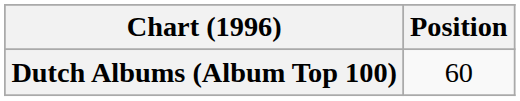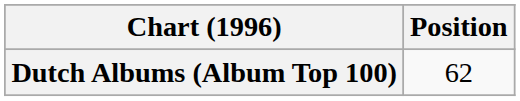(459, 71) 60 -> (459, 71) 62
